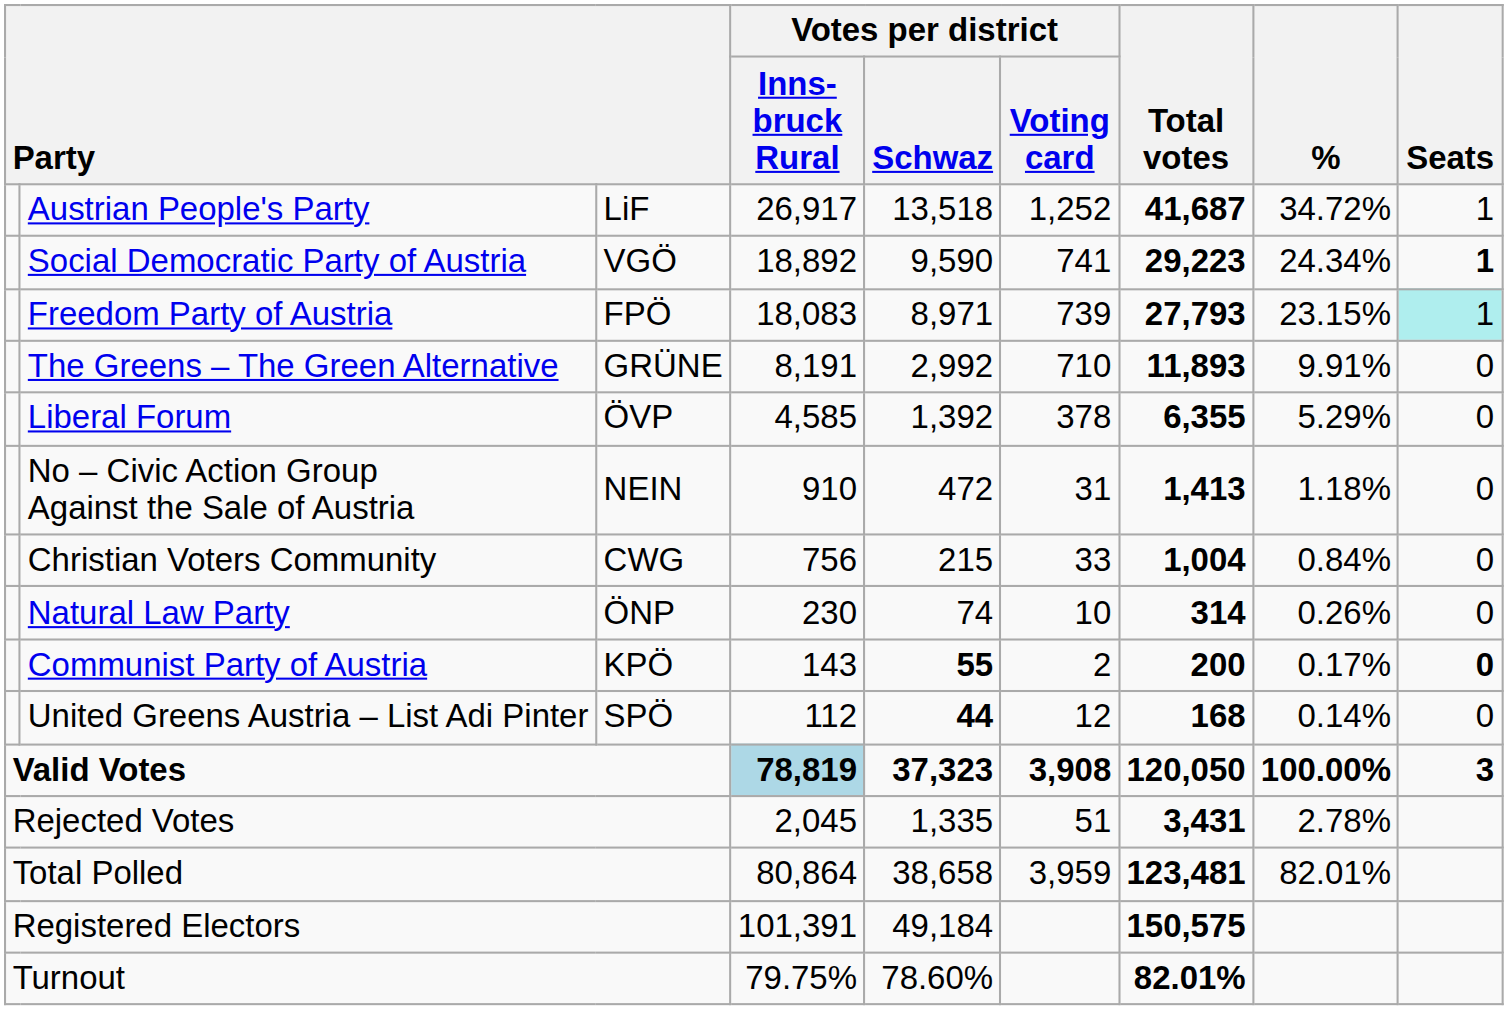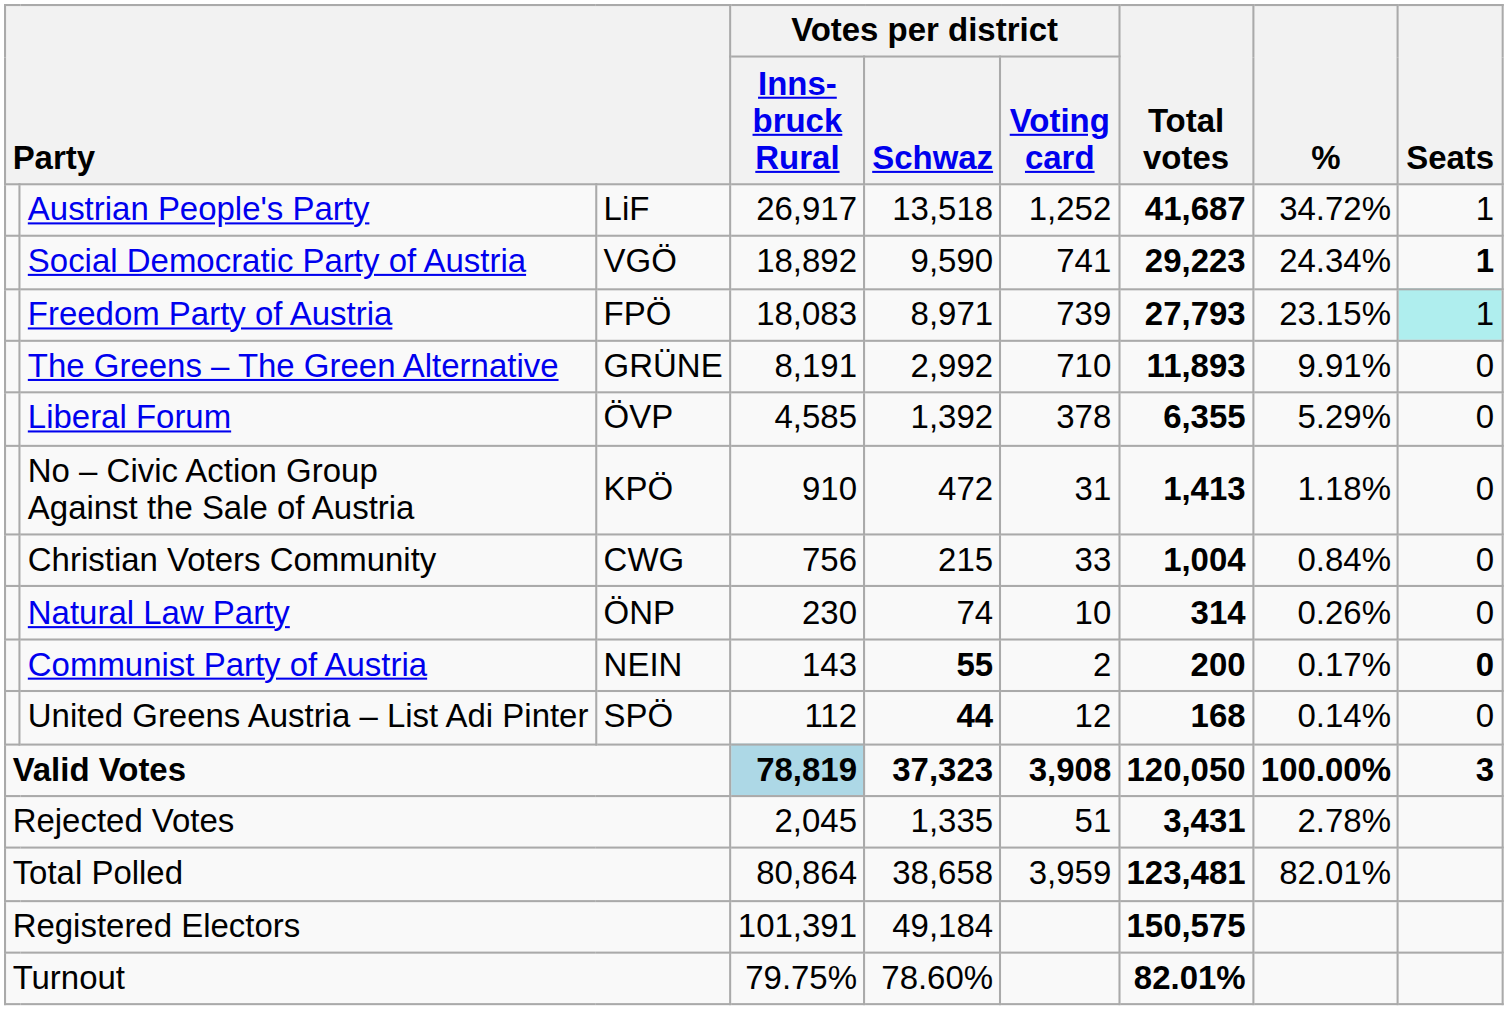(643, 489) NEIN -> (638, 489) KPÖ
(638, 664) KPÖ -> (643, 664) NEIN
